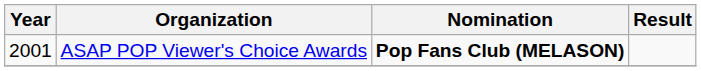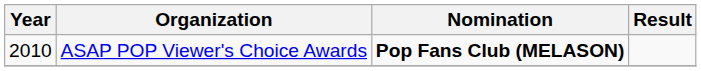(30, 50) 2001 -> (30, 50) 2010
